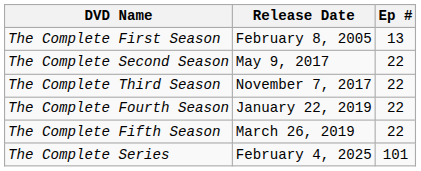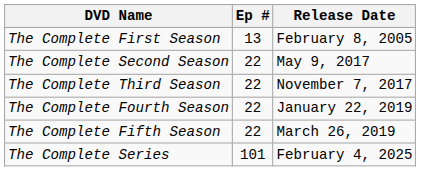columns swapped: (396, 16) <-> (304, 16)
